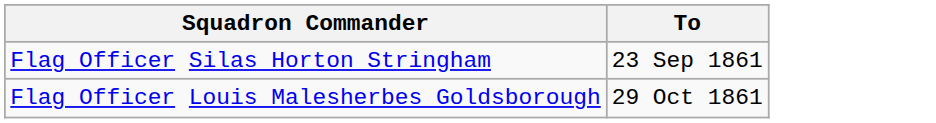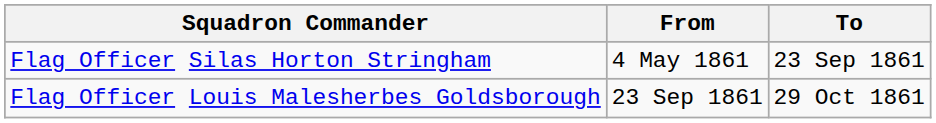+ column: (687, 24)
